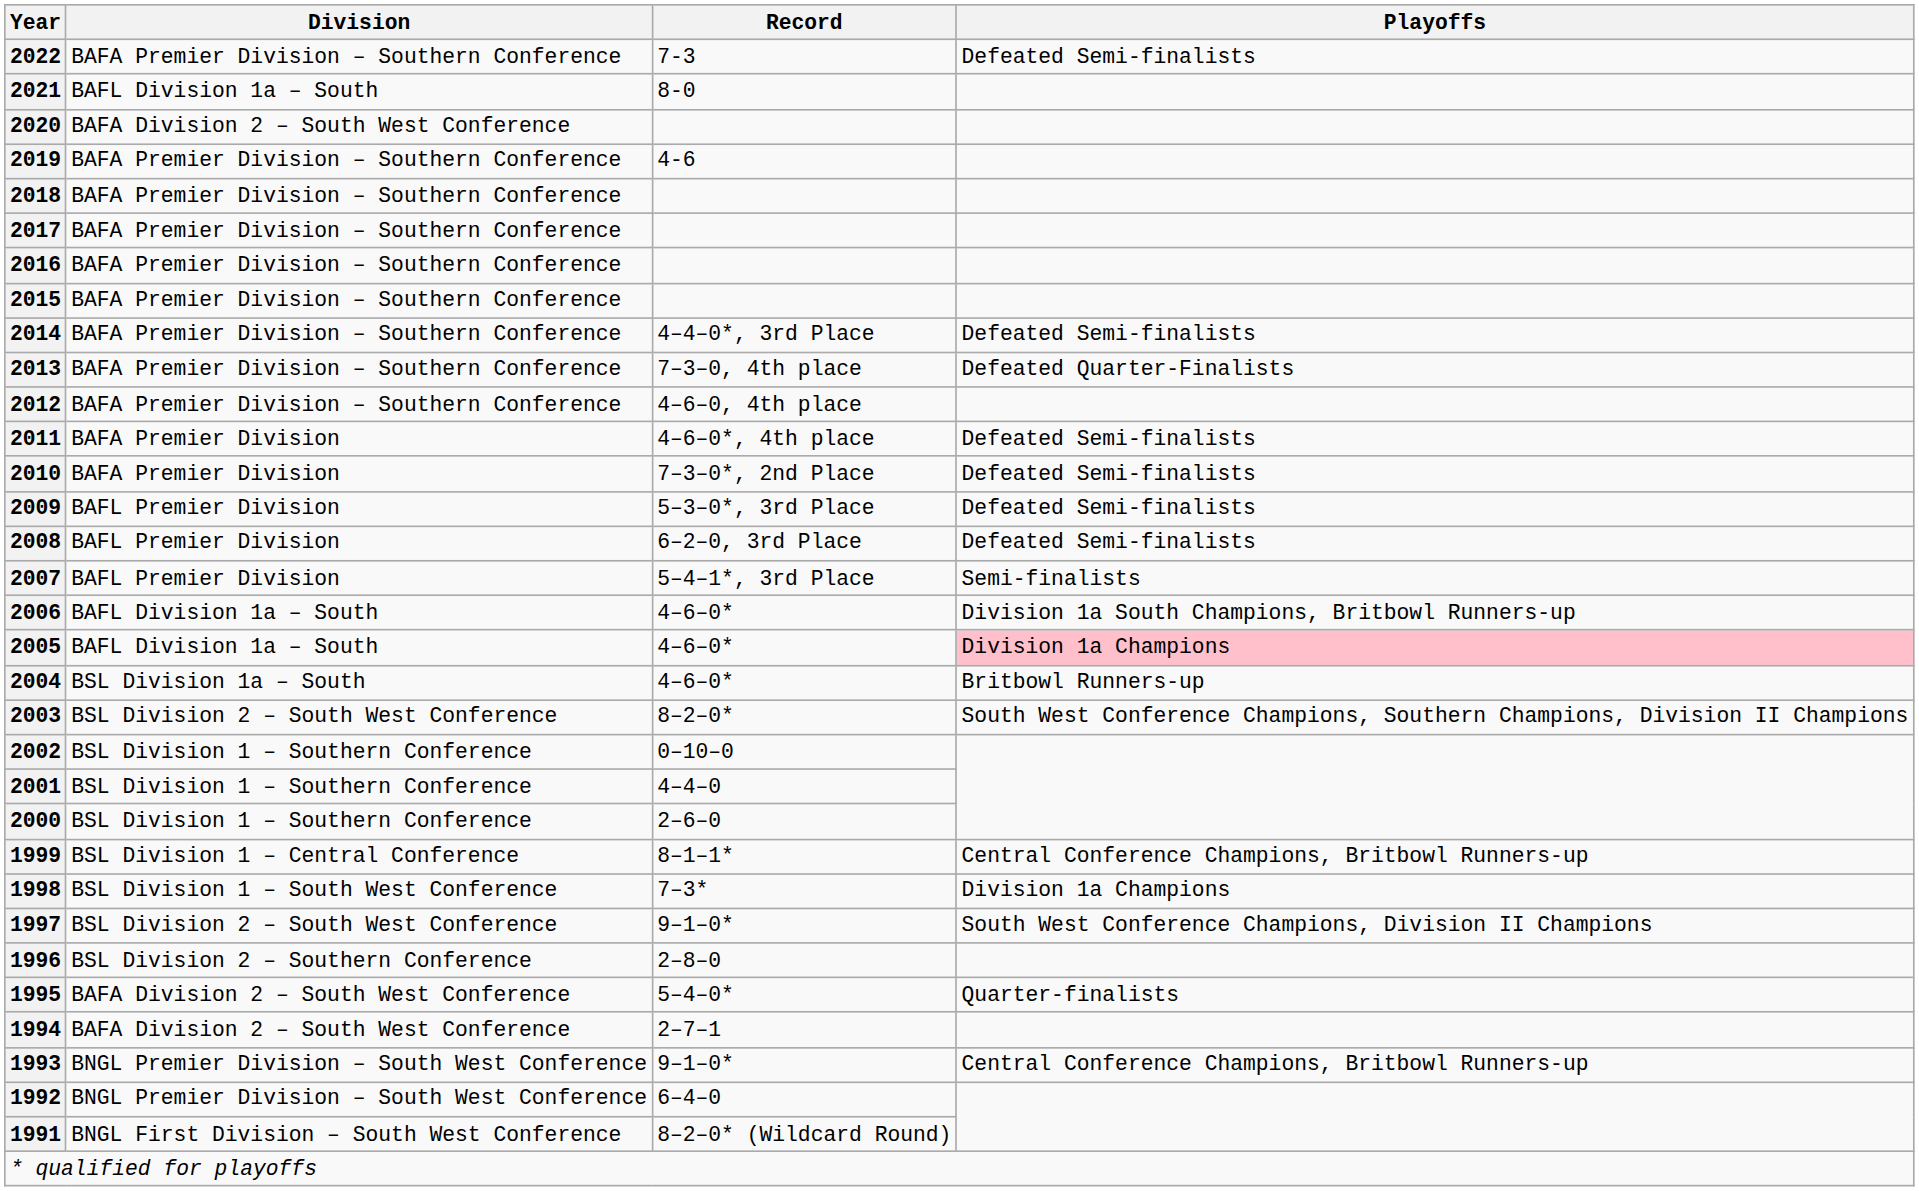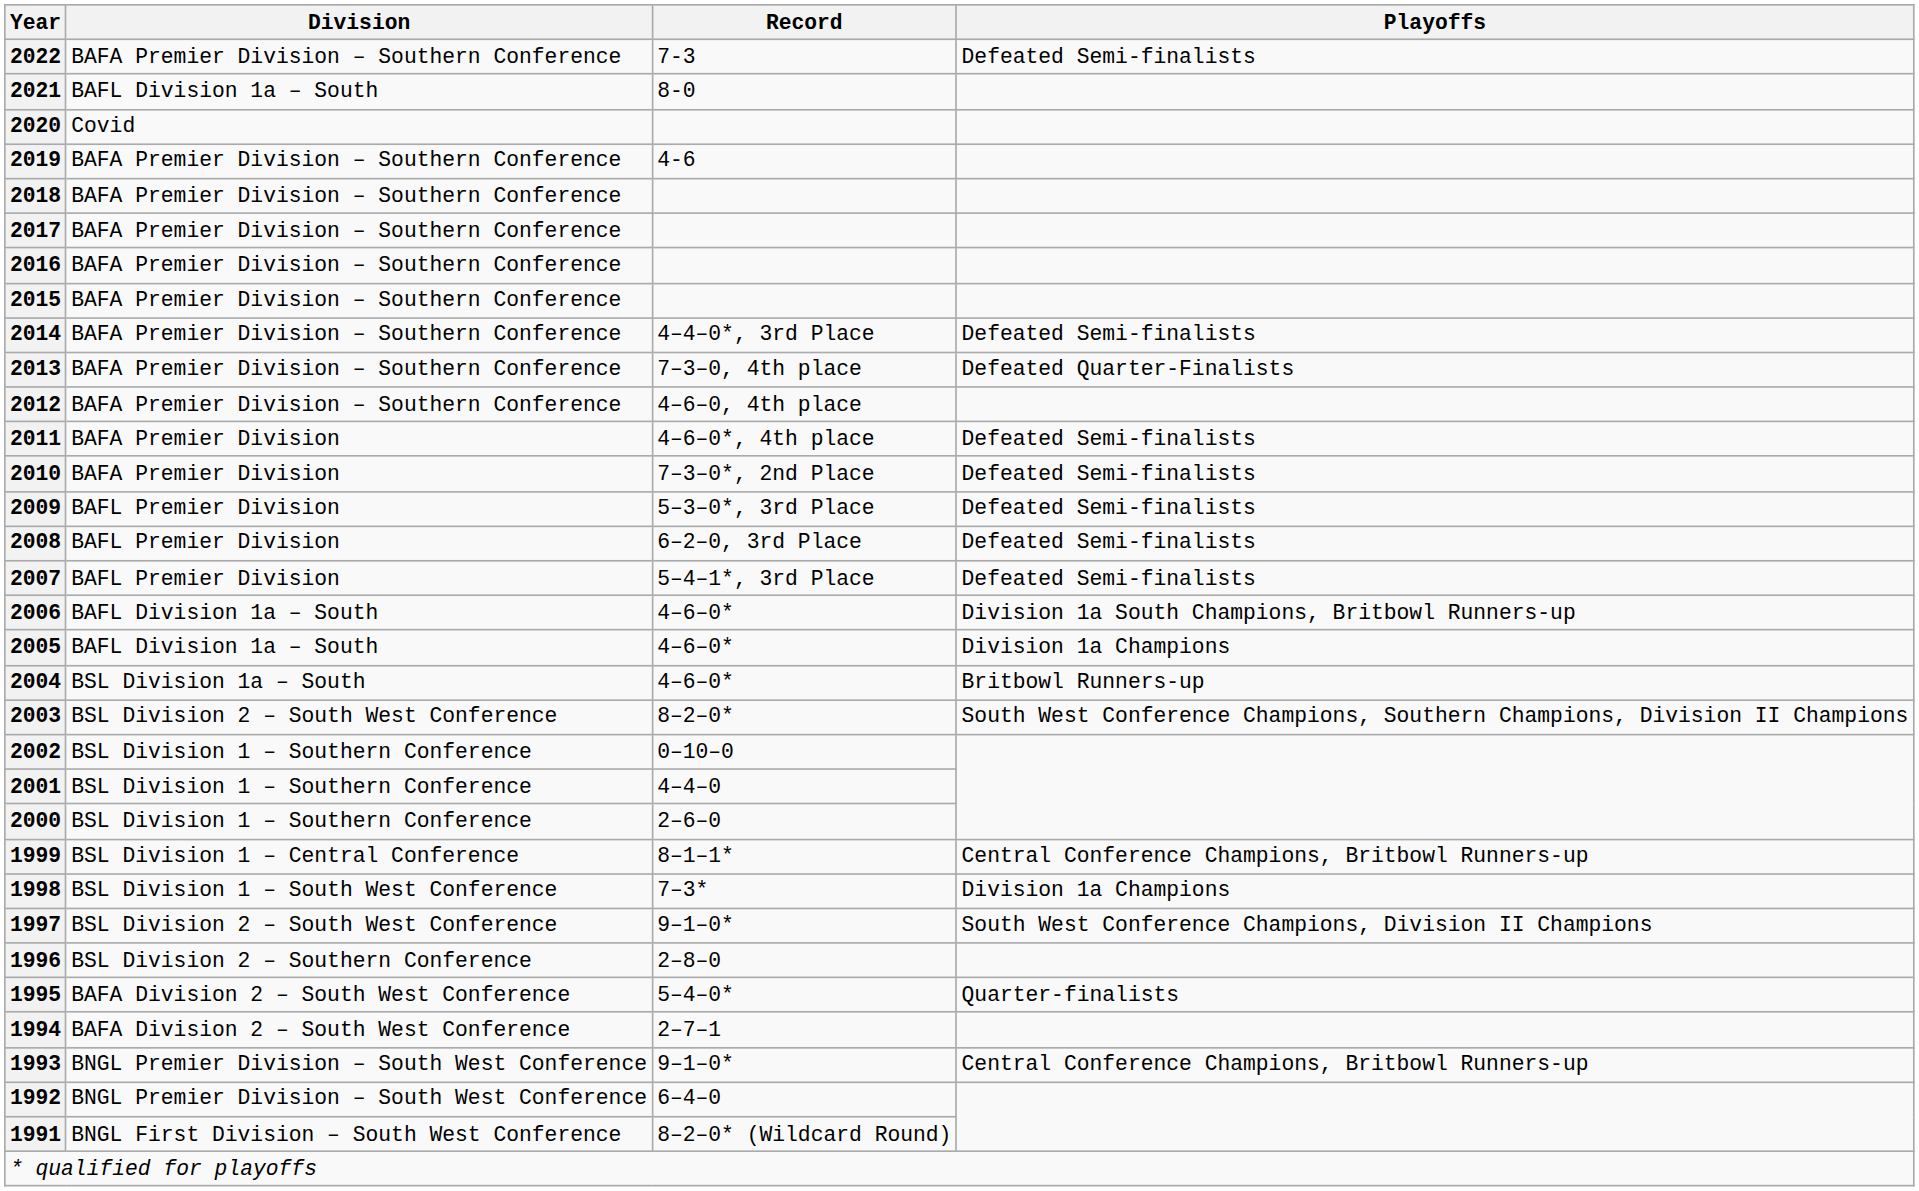(321, 126) BAFA Division 2 – South West Conference -> (103, 126) Covid
(1051, 578) Semi-finalists -> (1109, 578) Defeated Semi-finalists
(1096, 648) pink background -> (1096, 648) no background
